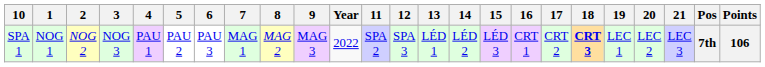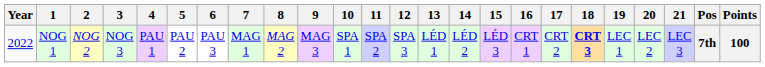columns swapped: (346, 14) <-> (19, 14)
(740, 43) 106 -> (740, 43) 100
